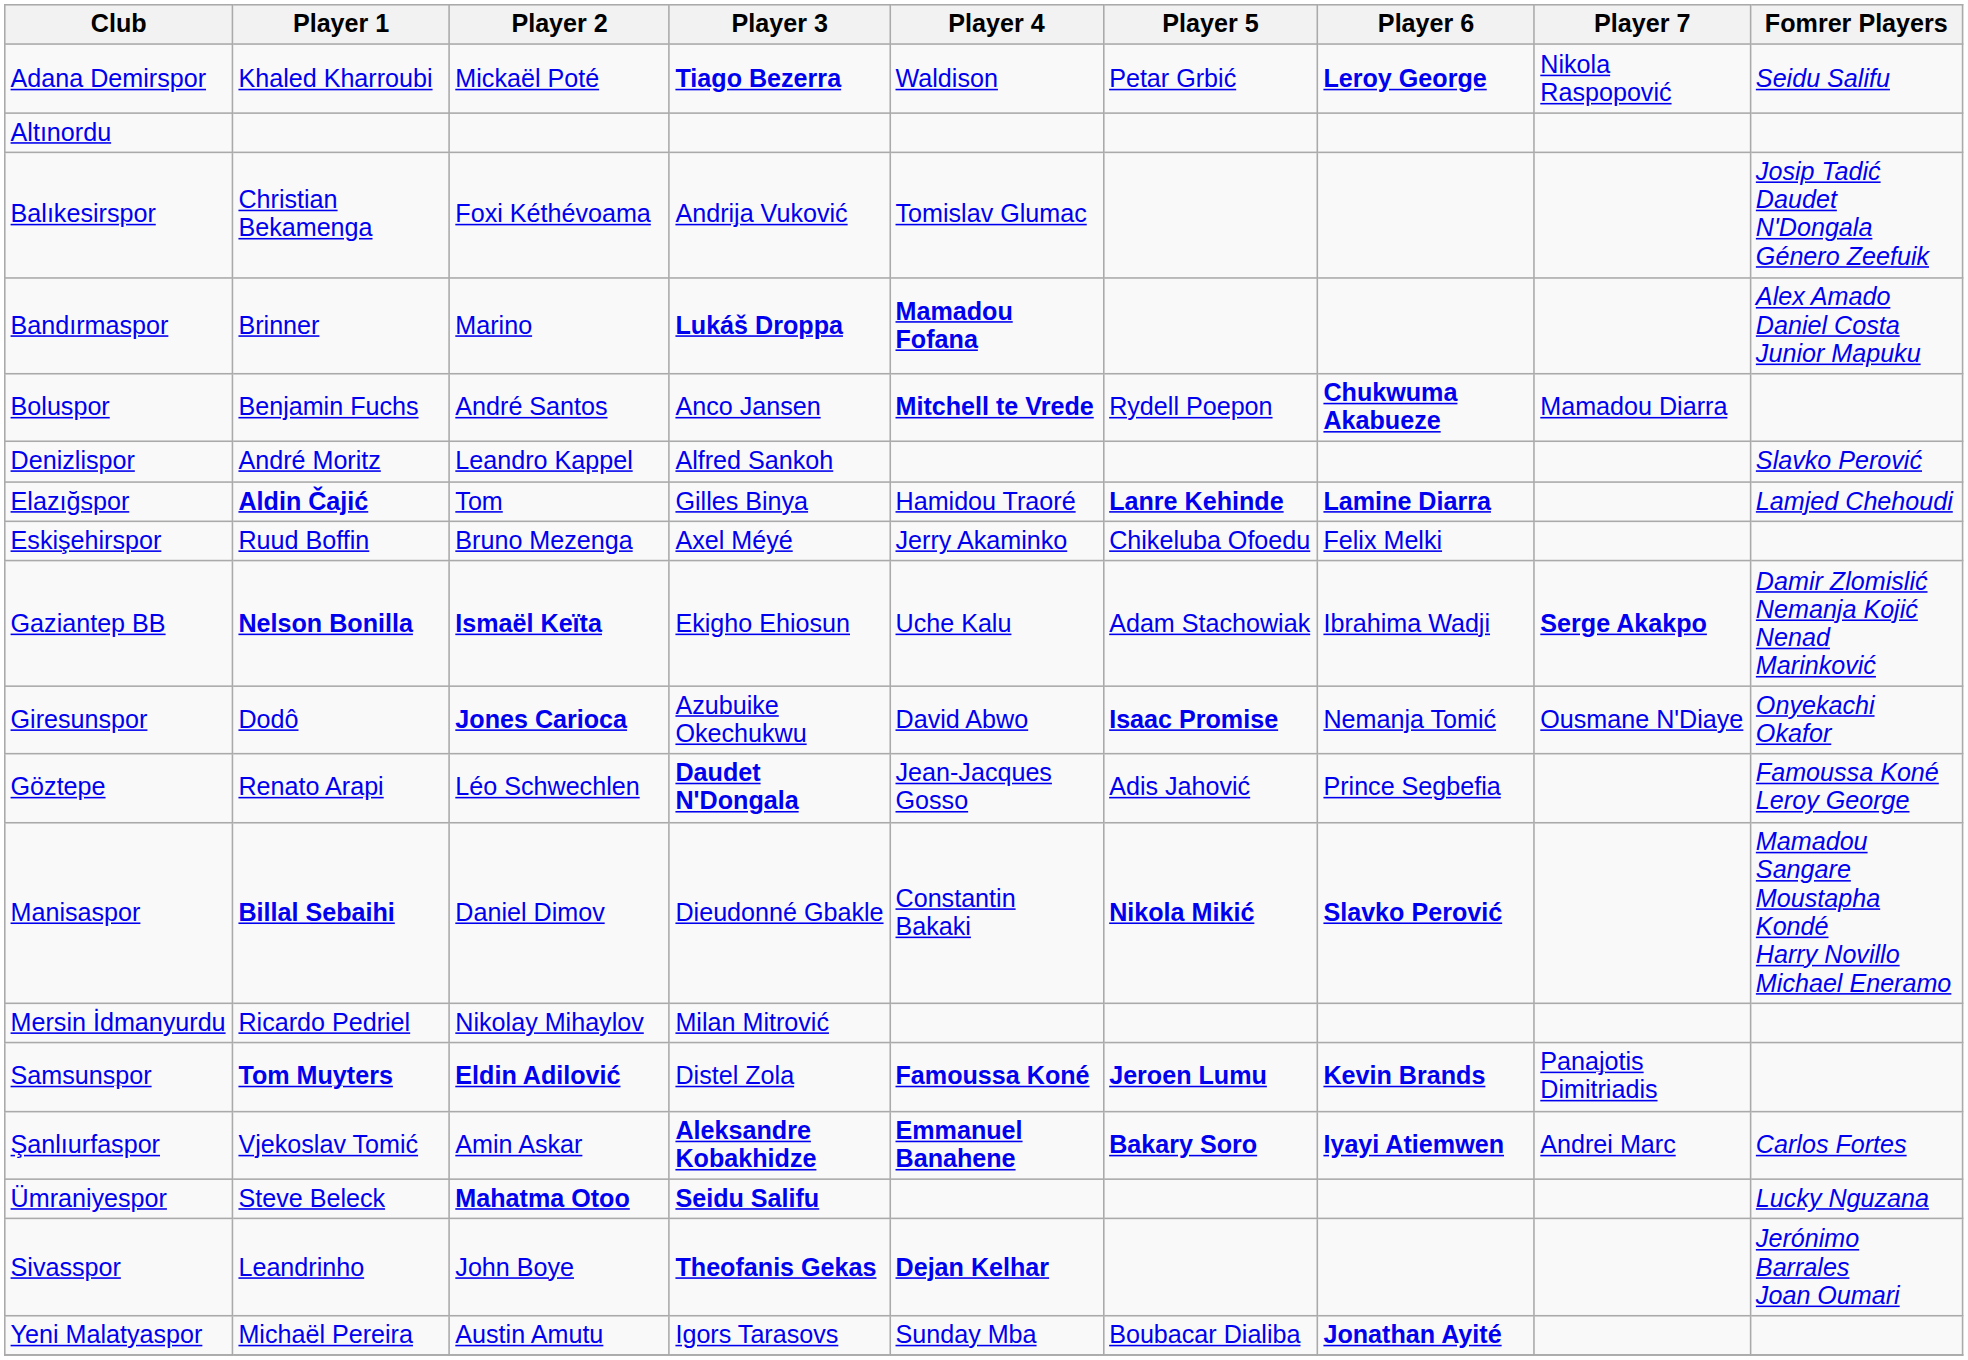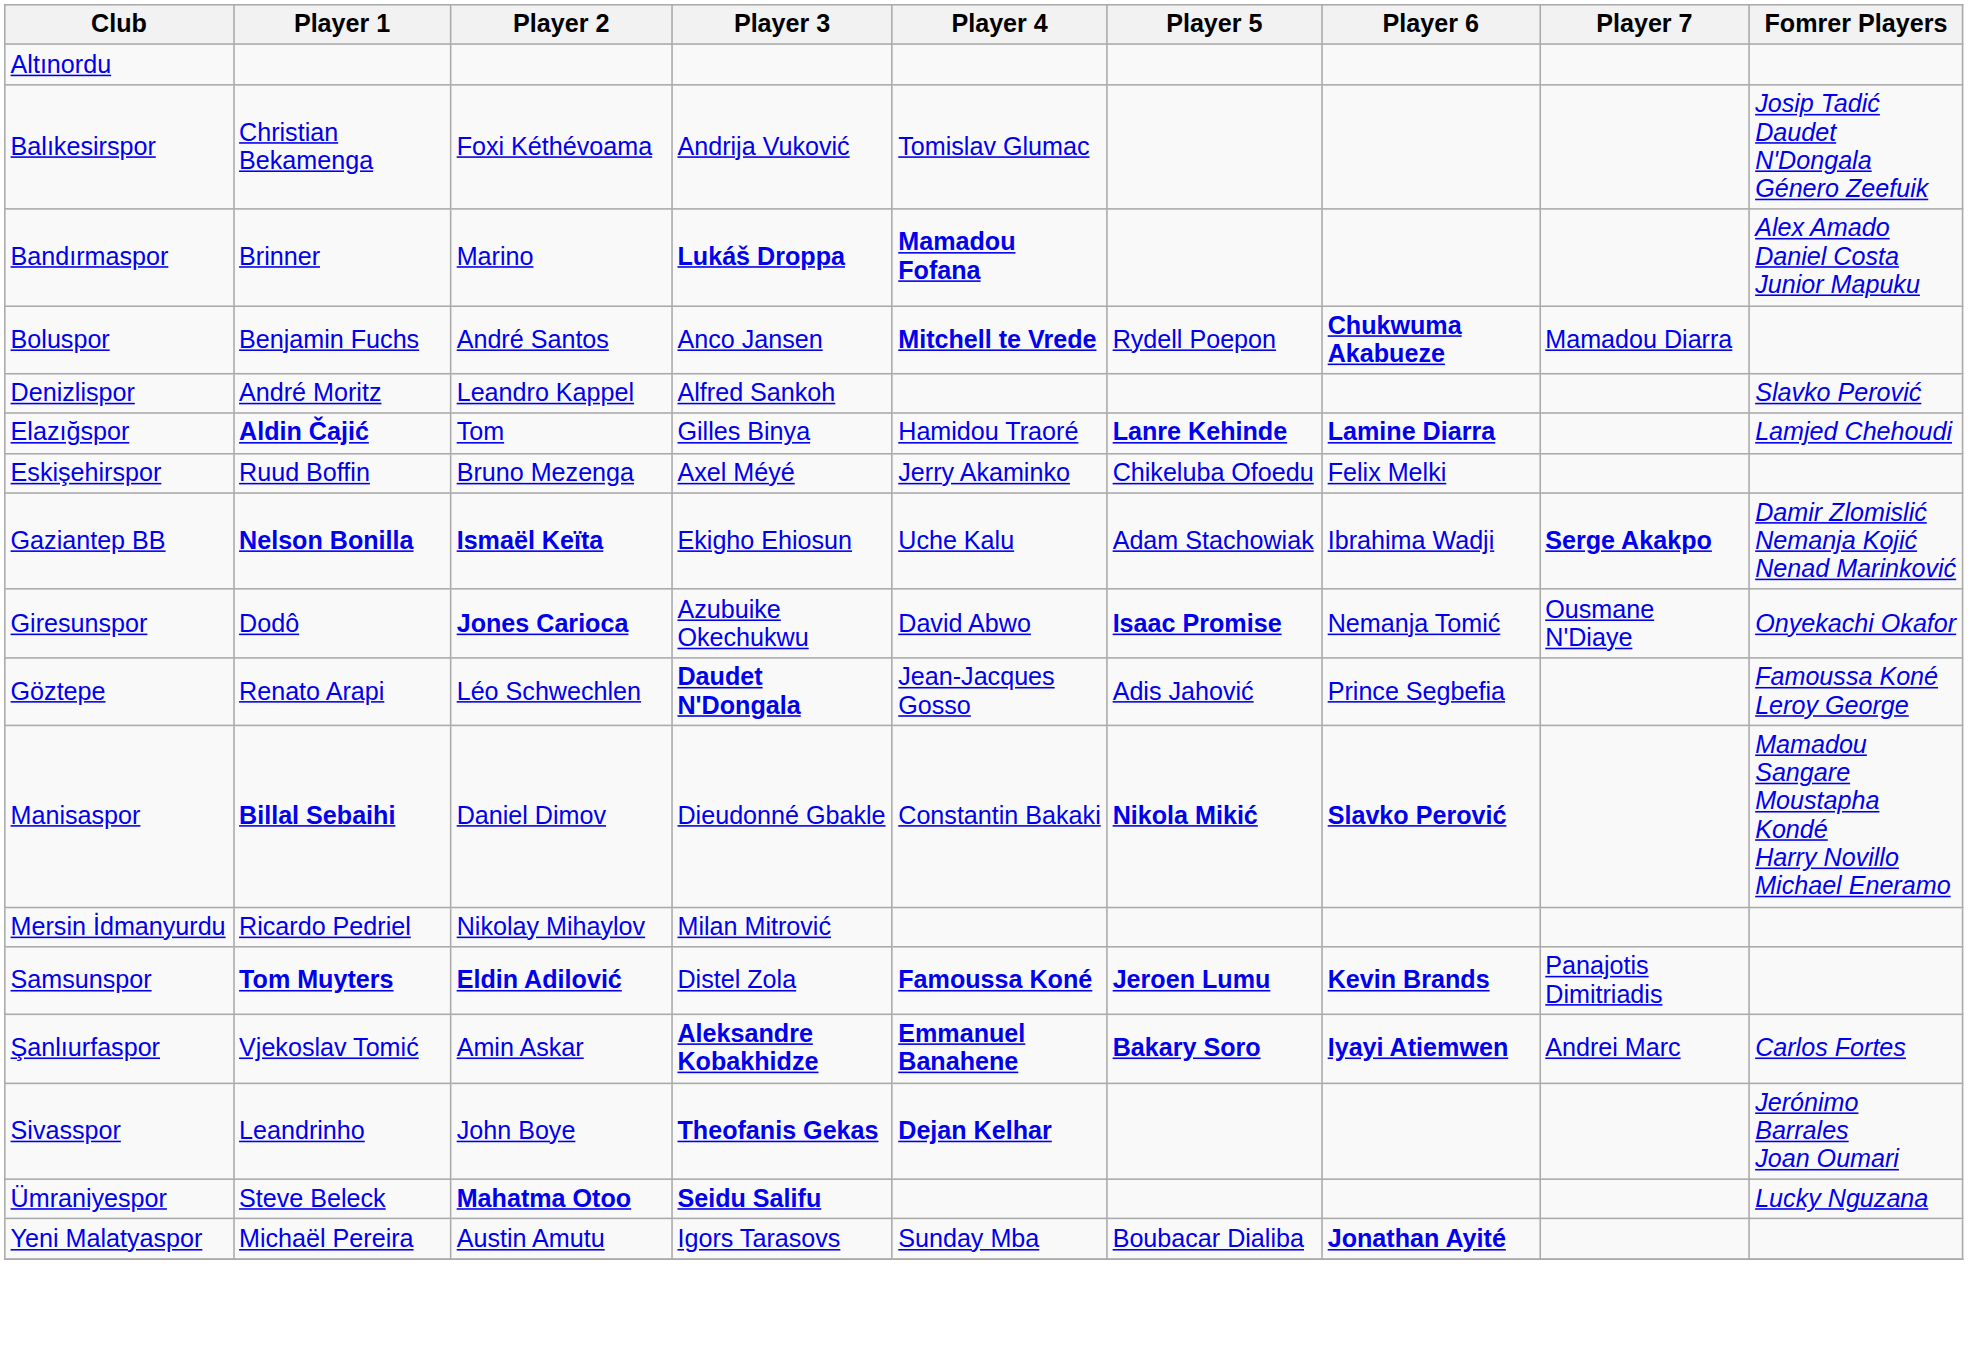- row: (108, 78)
rows swapped: (66, 1266) <-> (89, 1198)
